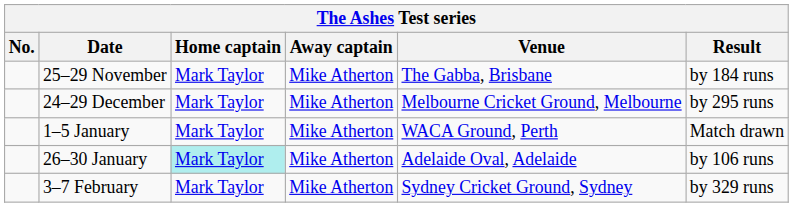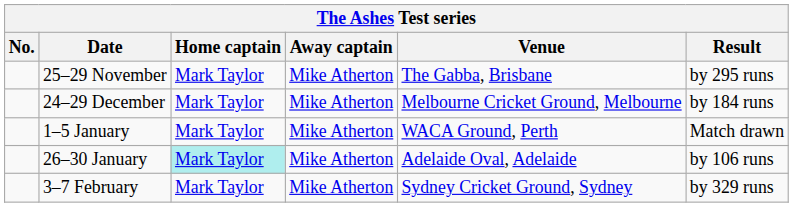(732, 74) by 184 runs -> (732, 74) by 295 runs
(732, 103) by 295 runs -> (732, 103) by 184 runs
